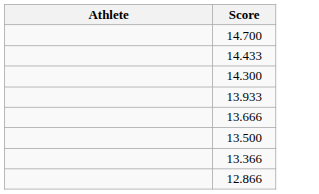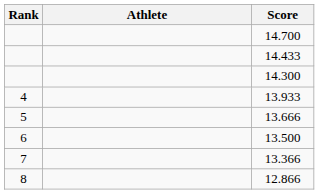+ column: (24, 14)
